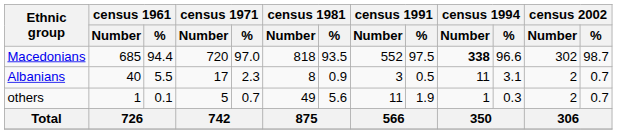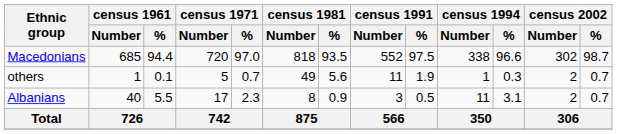(479, 56) bold -> (479, 56) normal
rows swapped: (36, 77) <-> (26, 98)
